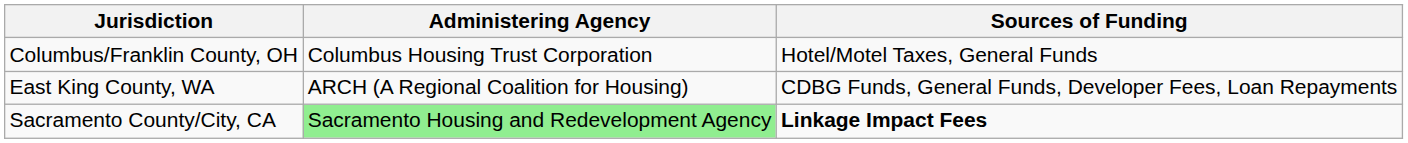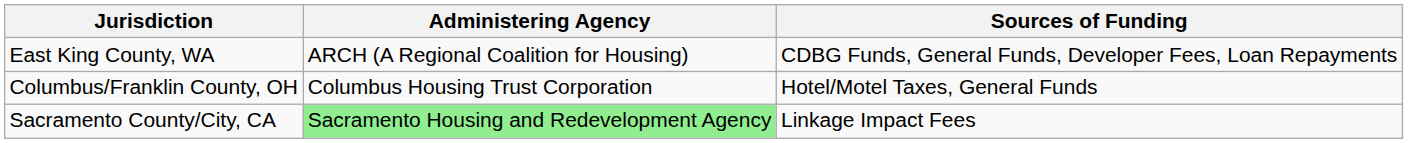rows swapped: (112, 87) <-> (154, 54)
(884, 120) bold -> (878, 120) normal
